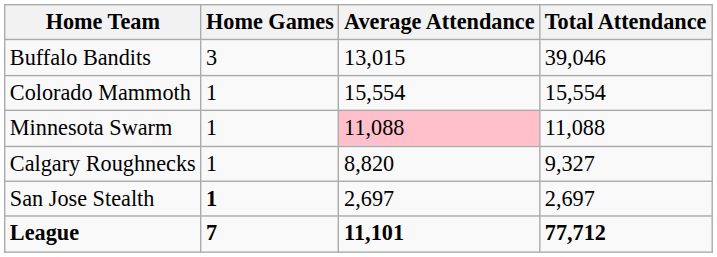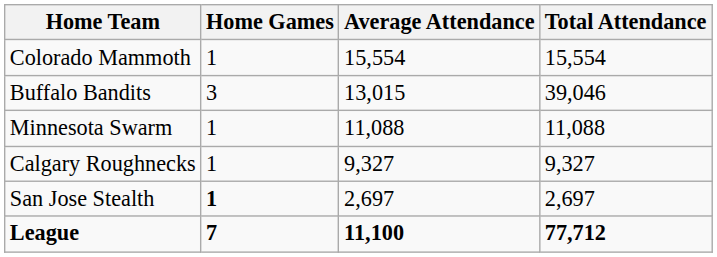rows swapped: (100, 92) <-> (80, 57)
(374, 127) pink background -> (374, 127) no background
(369, 163) 8,820 -> (369, 163) 9,327
(374, 233) 11,101 -> (374, 233) 11,100
